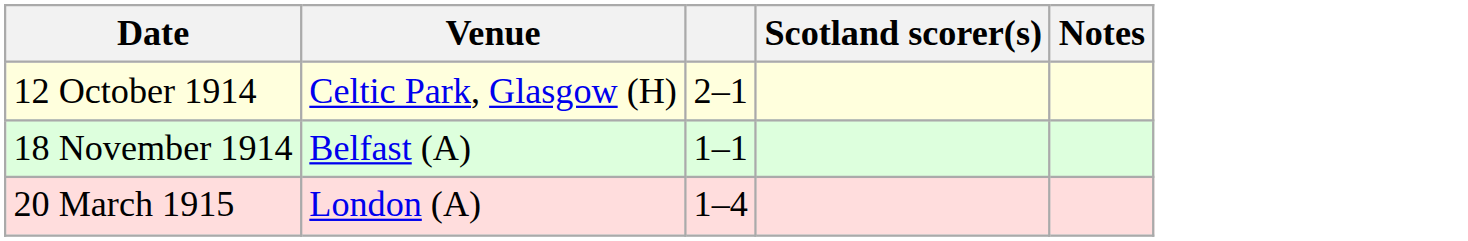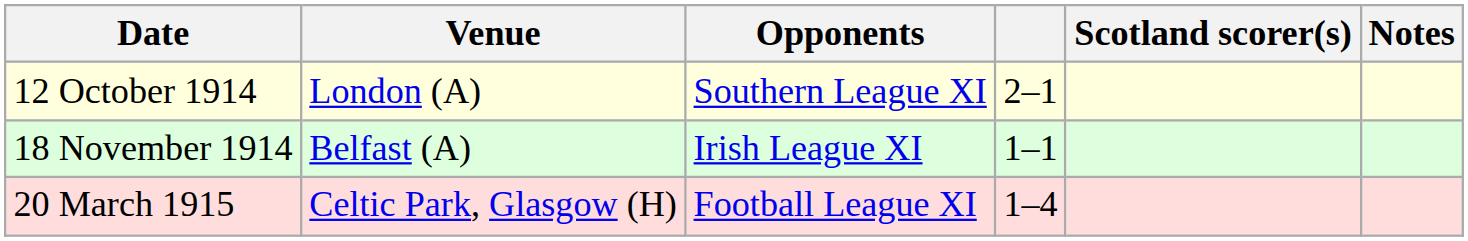+ column: (840, 33)
(493, 90) Celtic Park, Glasgow (H) -> (395, 90) London (A)
(395, 205) London (A) -> (493, 205) Celtic Park, Glasgow (H)
